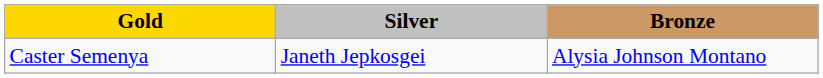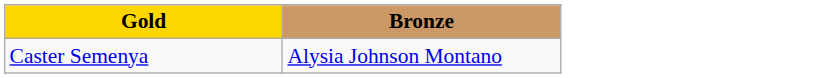- column: (411, 21)
